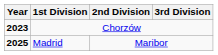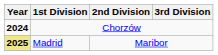(17, 27) 2023 -> (17, 27) 2024
(17, 43) no background -> (17, 43) khaki background
